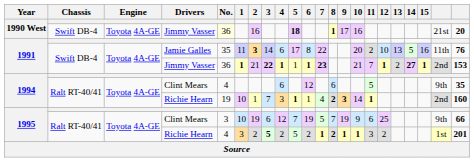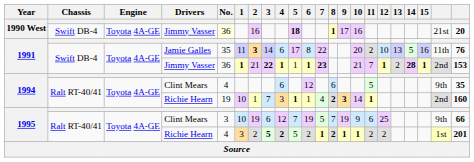(411, 65) 27 -> (411, 65) 28
(282, 134) normal -> (282, 134) bold
(371, 134) 3 -> (371, 134) 2
